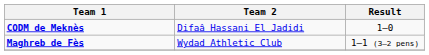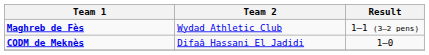rows swapped: (45, 27) <-> (45, 43)
